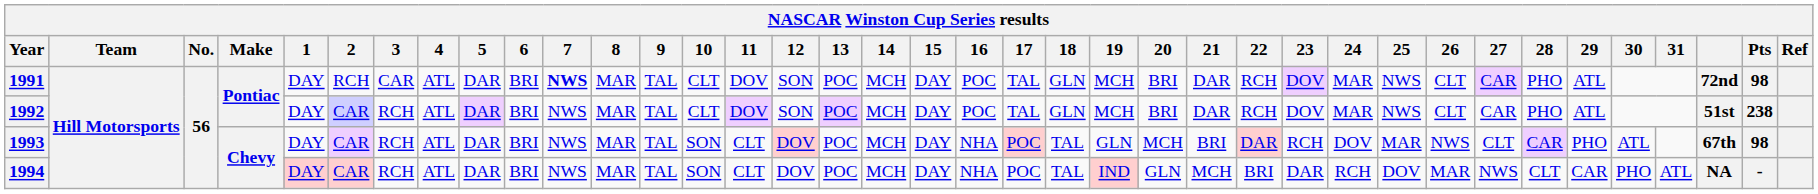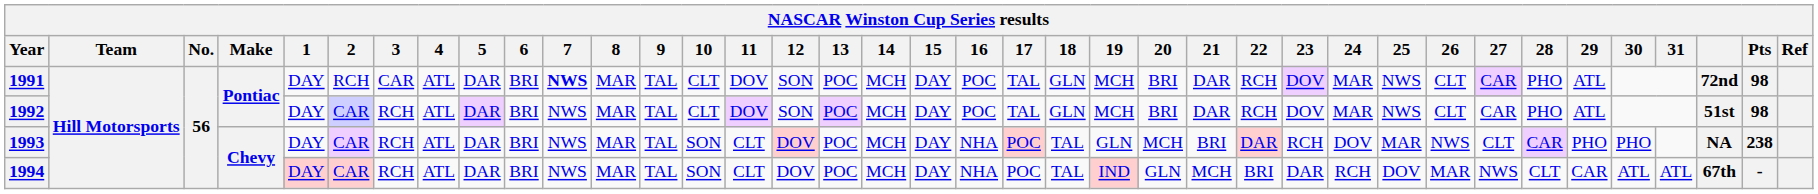(1760, 111) 238 -> (1760, 111) 98
(1634, 141) ATL -> (1634, 141) PHO
(1719, 141) 67th -> (1719, 141) NA
(1760, 141) 98 -> (1760, 141) 238
(1634, 172) PHO -> (1634, 172) ATL
(1719, 172) NA -> (1719, 172) 67th
